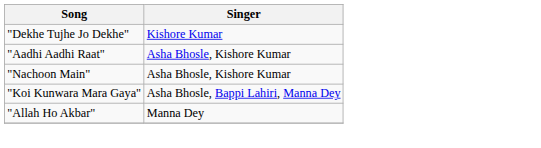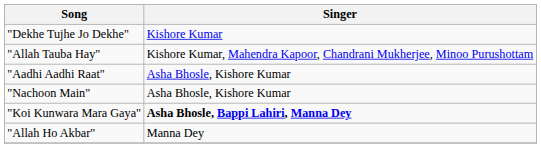+ row: (54, 53)
(244, 93) normal -> (249, 113) bold
